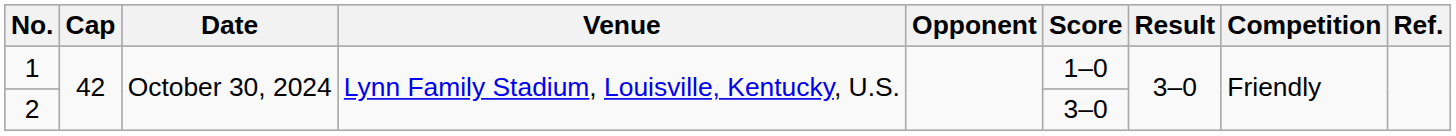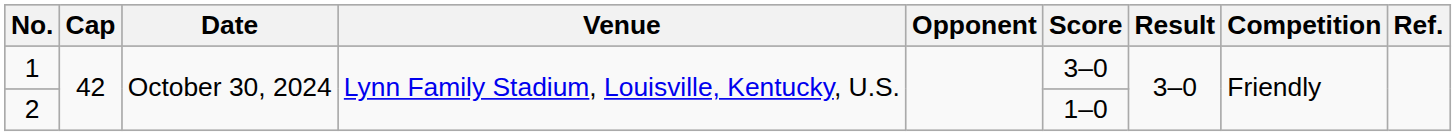(1086, 67) 1–0 -> (1086, 67) 3–0
(1086, 109) 3–0 -> (1086, 109) 1–0
